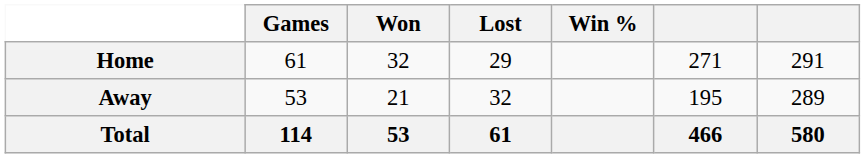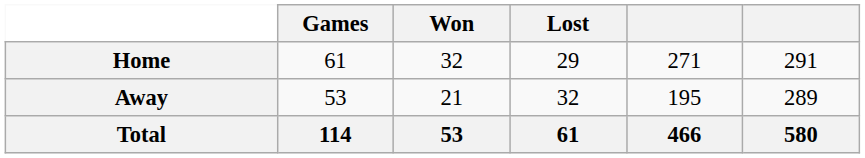- column: (603, 23)
